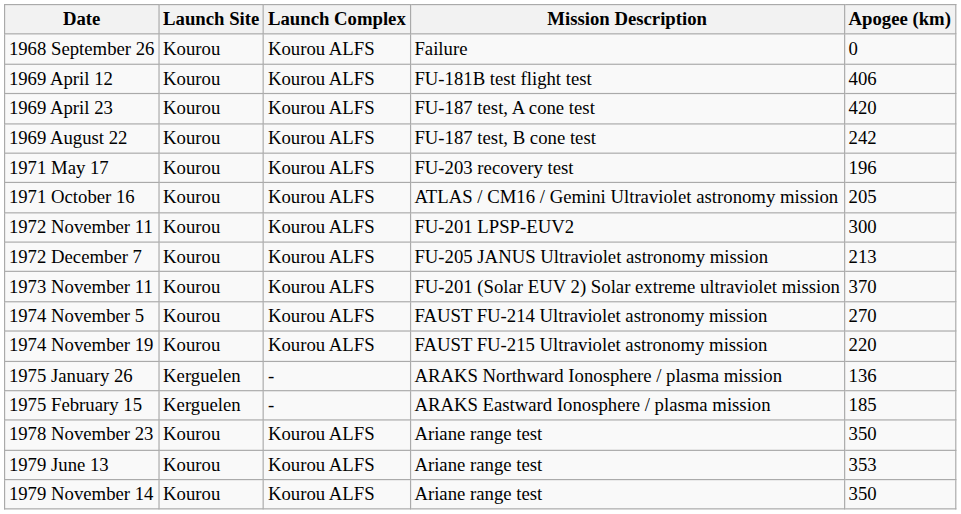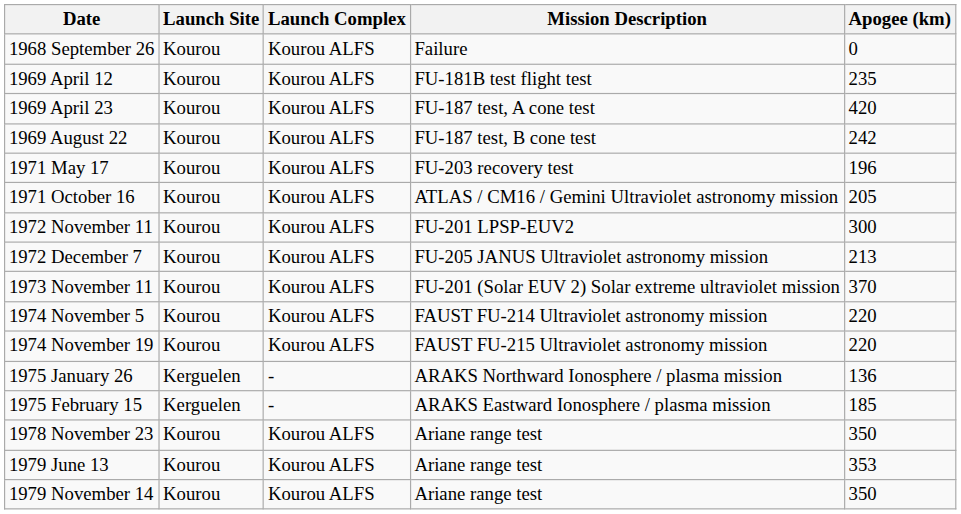(863, 78) 406 -> (863, 78) 235
(863, 316) 270 -> (863, 316) 220
